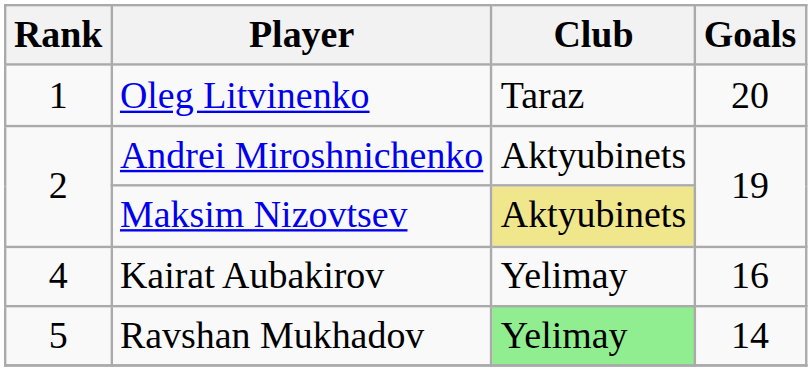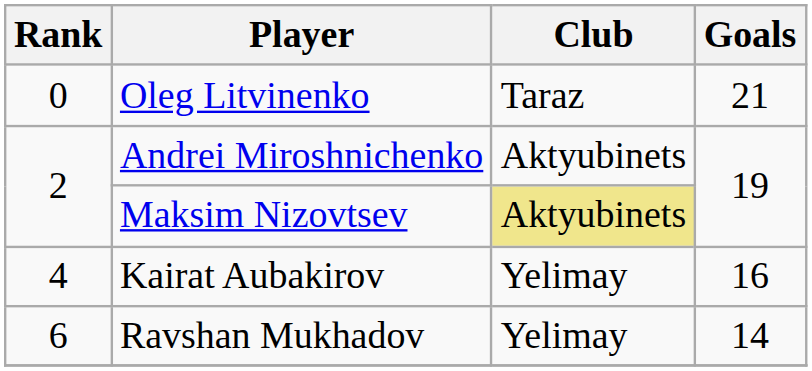(58, 94) 1 -> (58, 94) 0
(750, 94) 20 -> (750, 94) 21
(58, 335) 5 -> (58, 335) 6
(564, 335) lightgreen background -> (564, 335) no background
